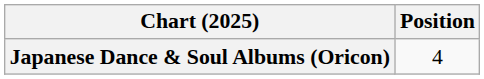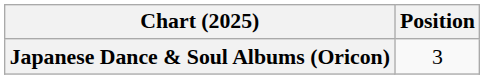(437, 56) 4 -> (437, 56) 3
